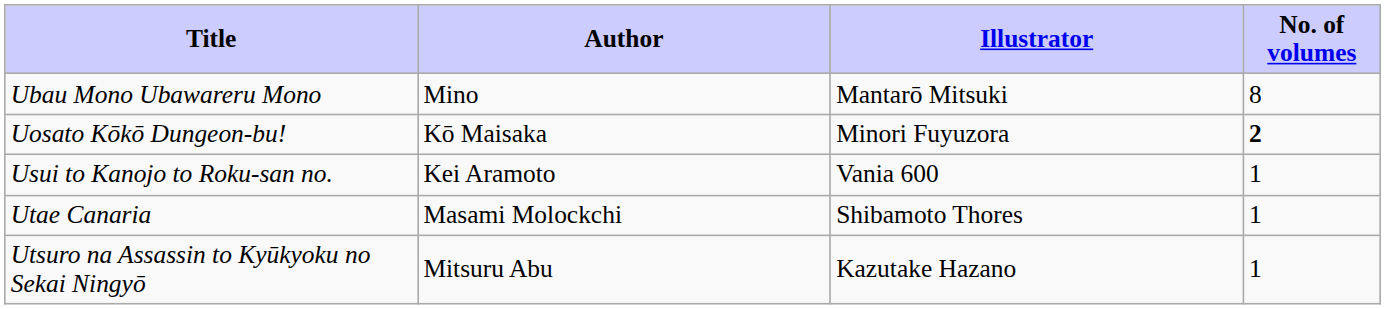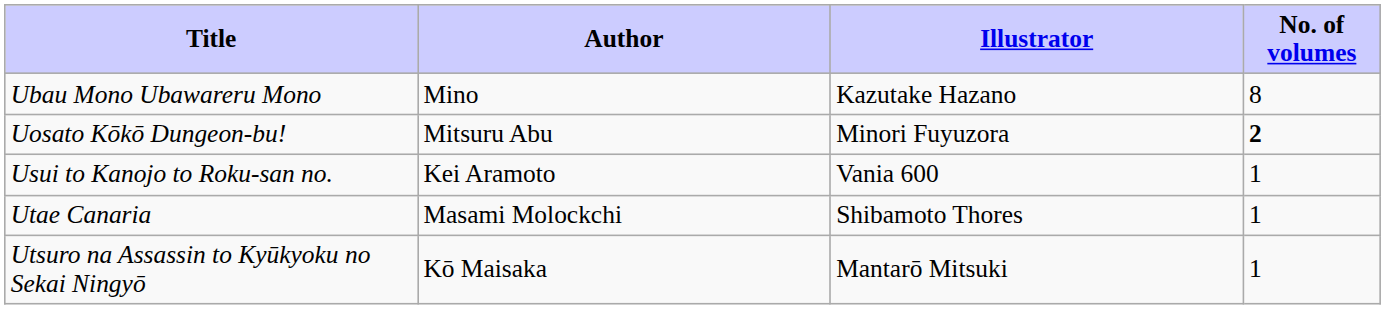(922, 93) Mantarō Mitsuki -> (926, 93) Kazutake Hazano
(485, 133) Kō Maisaka -> (488, 133) Mitsuru Abu
(488, 269) Mitsuru Abu -> (485, 269) Kō Maisaka
(926, 269) Kazutake Hazano -> (922, 269) Mantarō Mitsuki
